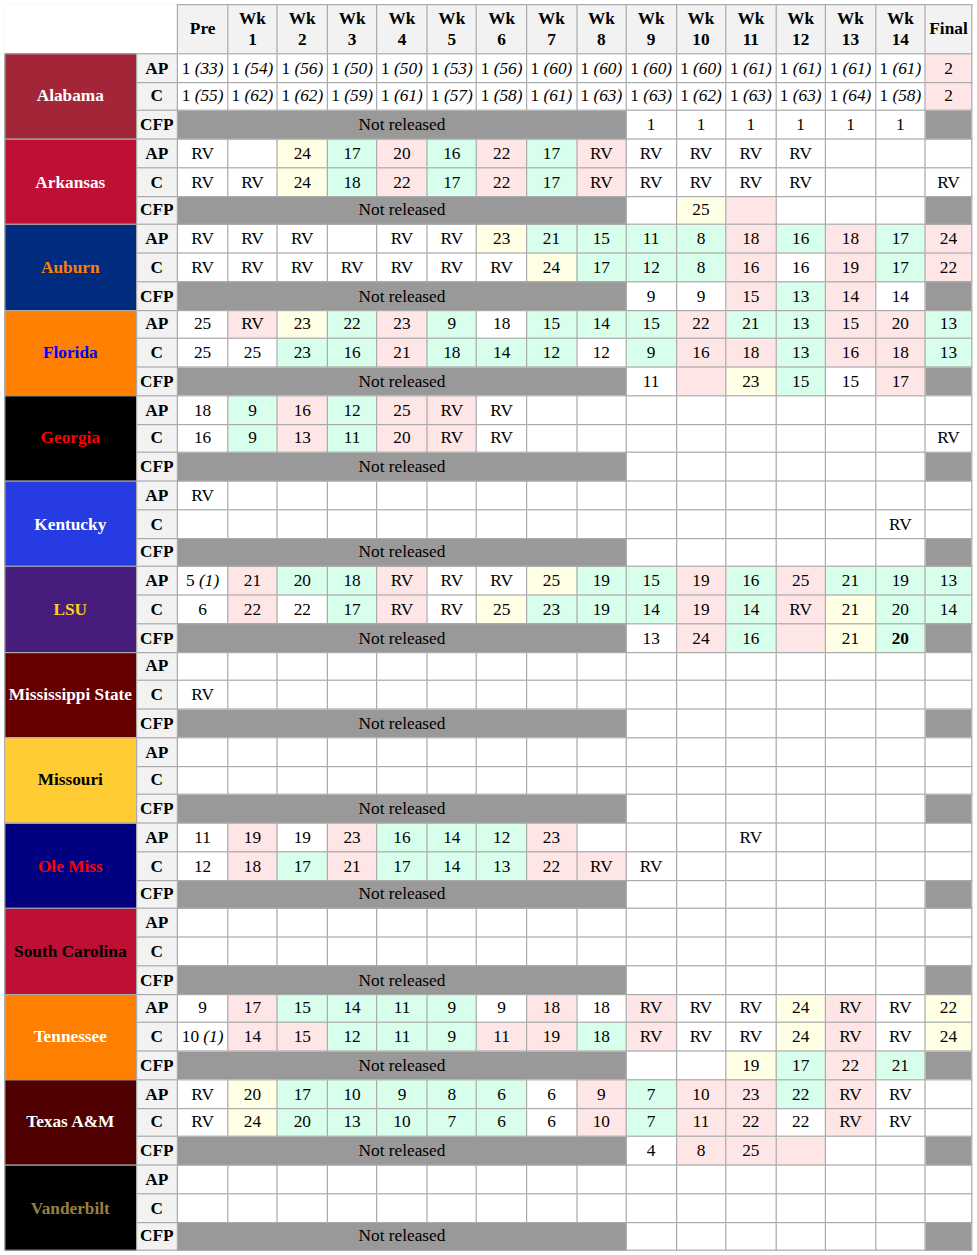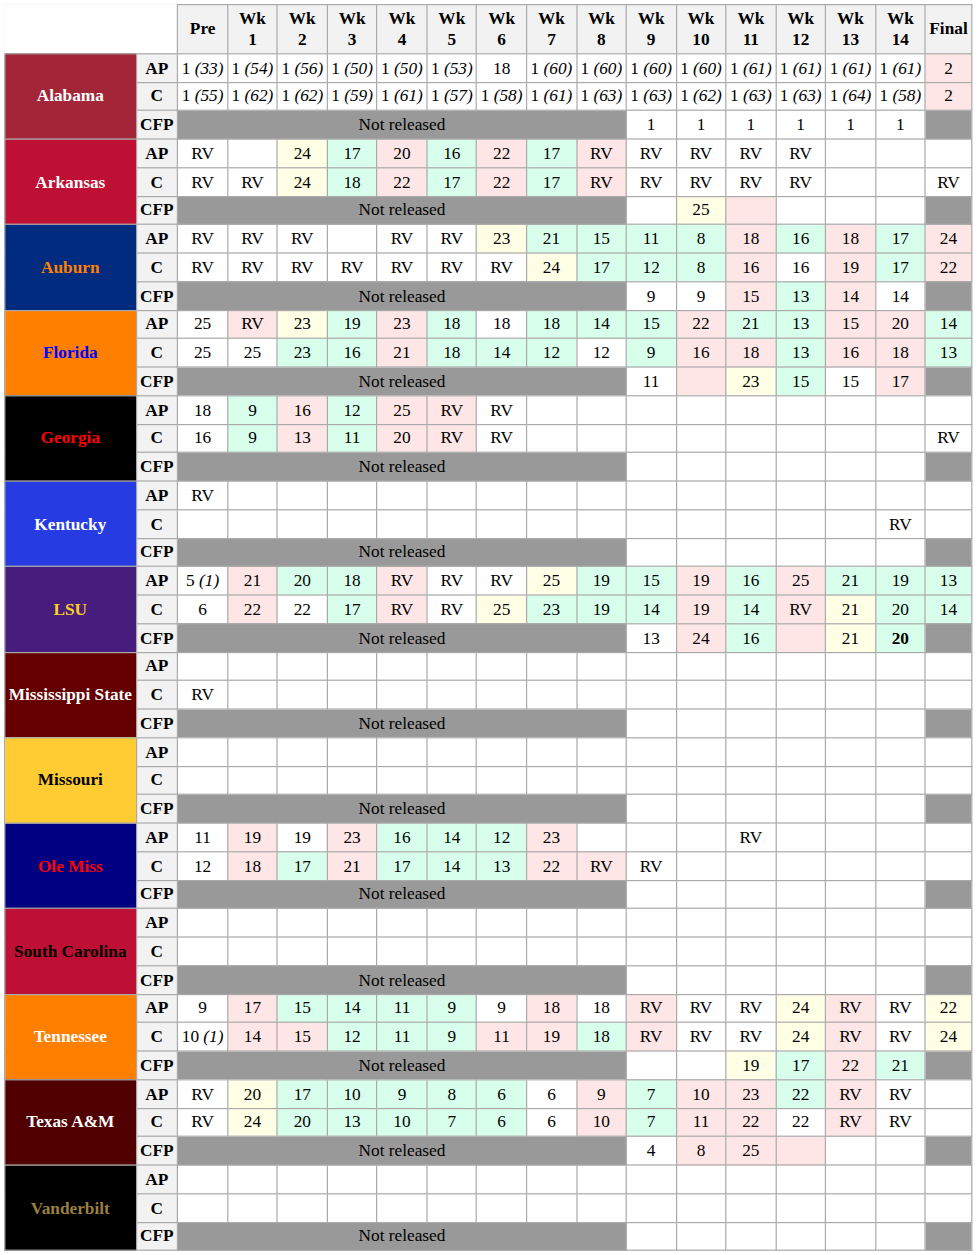(502, 68) 1 (56) -> (502, 68) 18
(352, 324) 22 -> (352, 324) 19
(452, 324) 9 -> (452, 324) 18
(551, 324) 15 -> (551, 324) 18
(949, 324) 13 -> (949, 324) 14
